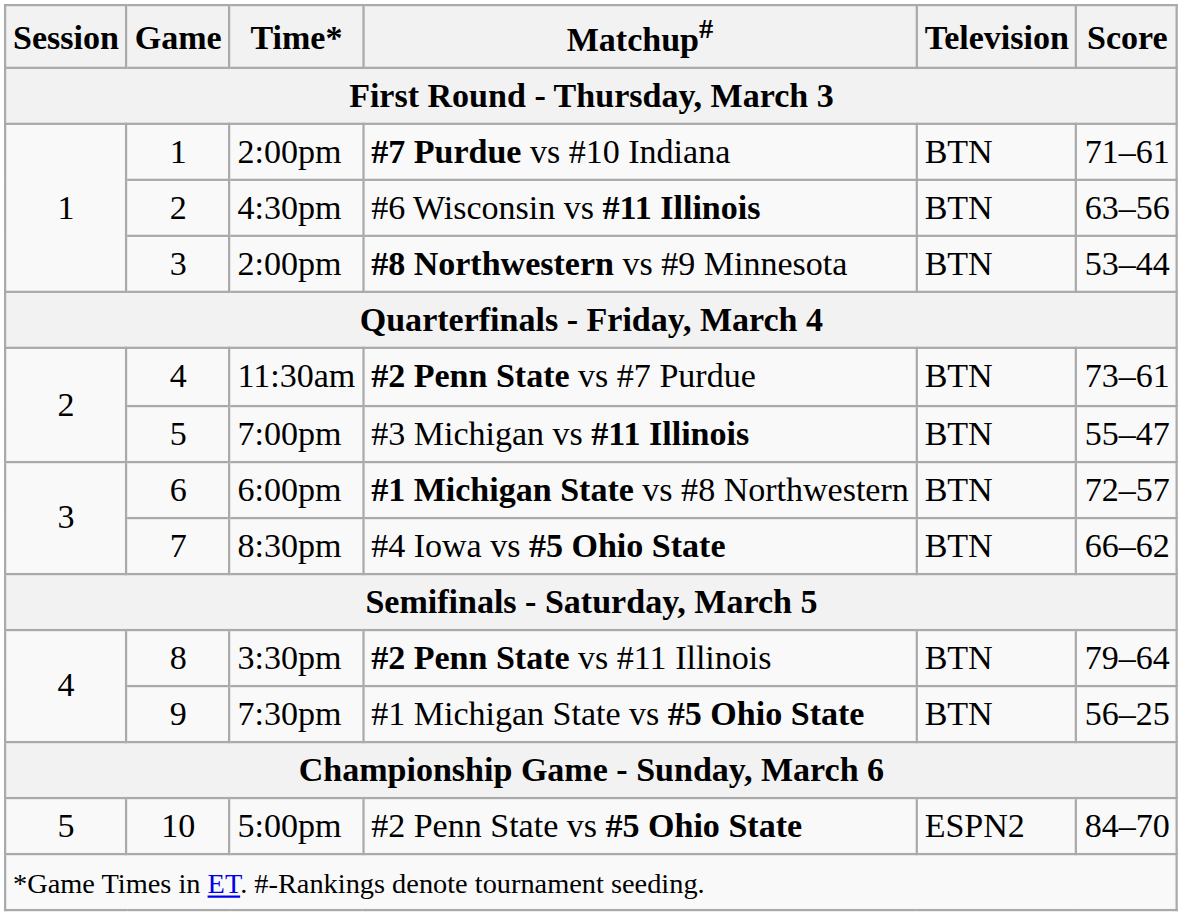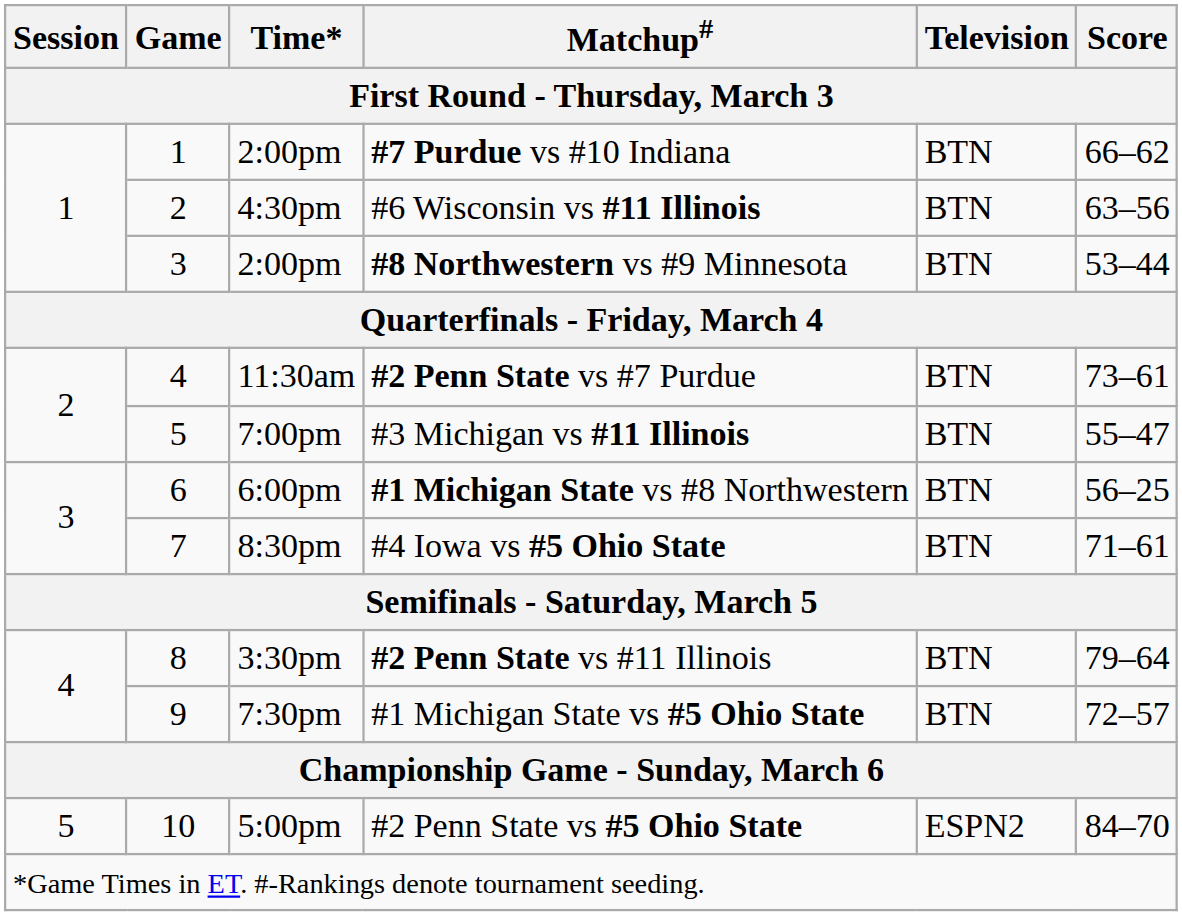(1127, 151) 71–61 -> (1127, 151) 66–62
(1127, 488) 72–57 -> (1127, 488) 56–25
(1127, 544) 66–62 -> (1127, 544) 71–61
(1127, 713) 56–25 -> (1127, 713) 72–57
